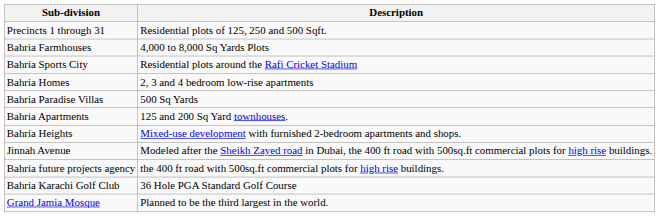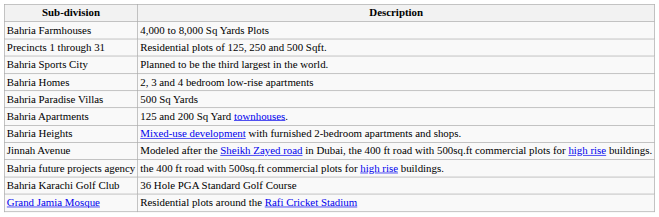rows swapped: (56, 30) <-> (49, 47)
(249, 64) Residential plots around the Rafi Cricket Stadium -> (234, 64) Planned to be the third largest in the world.
(234, 202) Planned to be the third largest in the world. -> (249, 202) Residential plots around the Rafi Cricket Stadium
